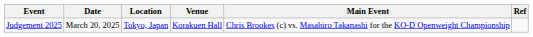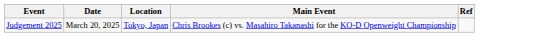- column: (197, 11)
